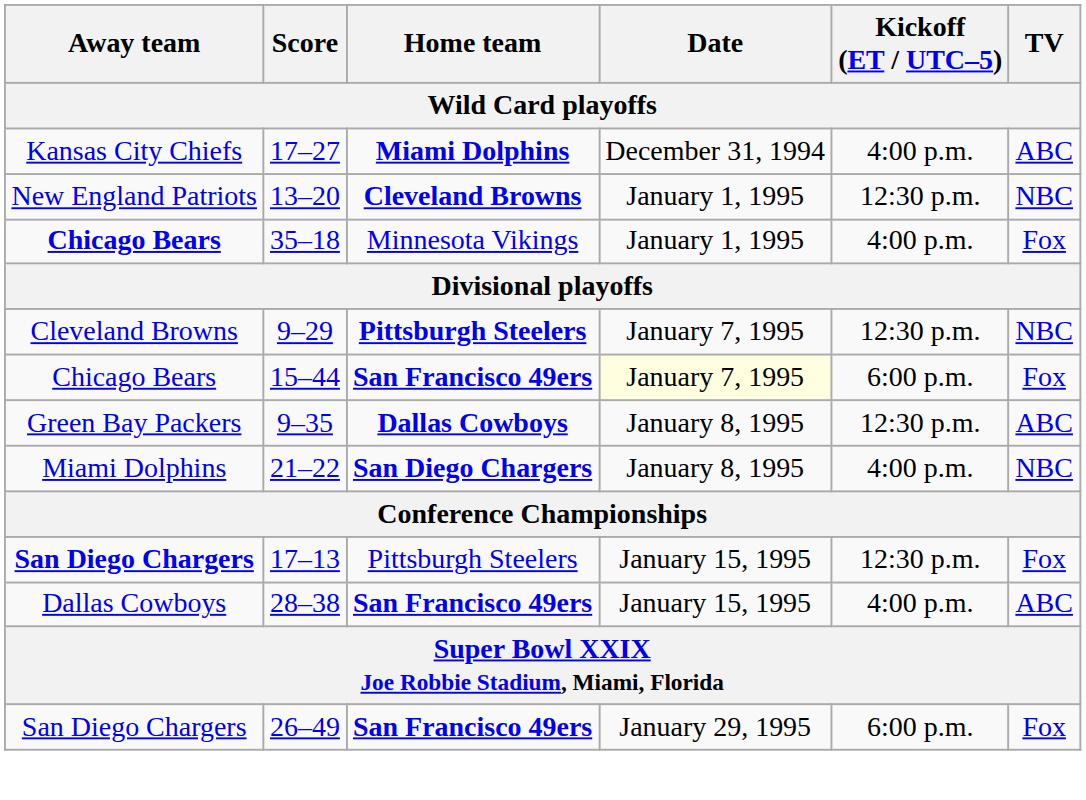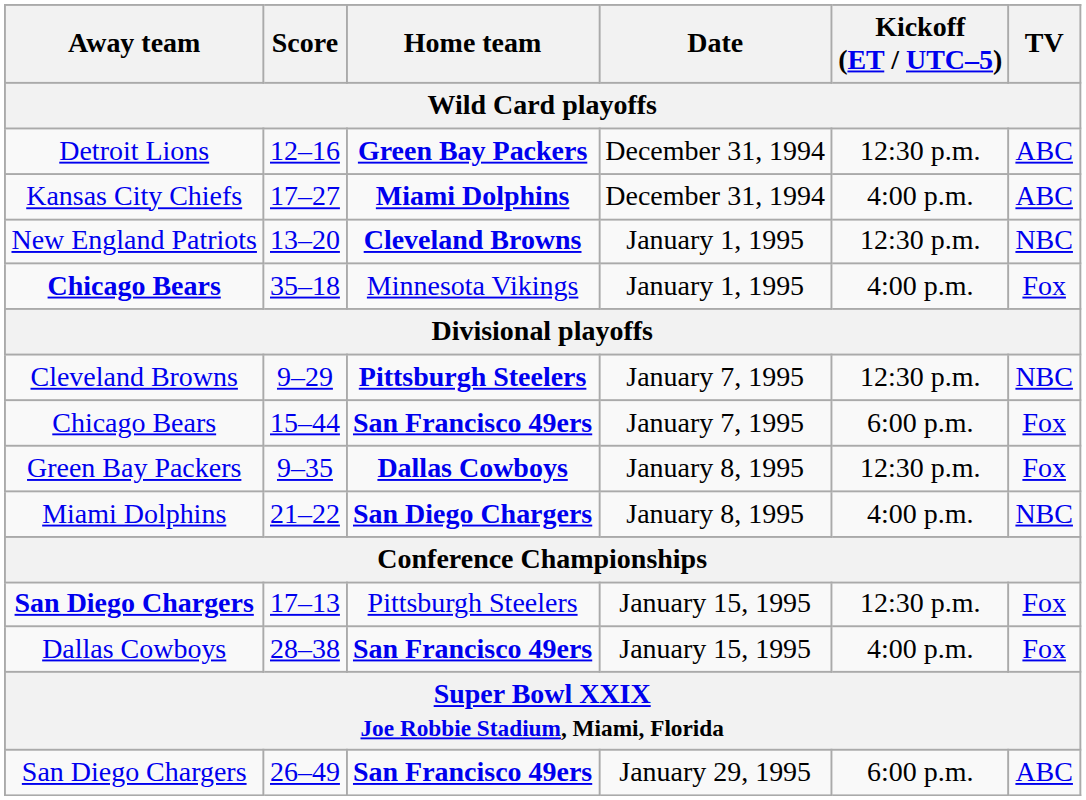+ row: (305, 149)
(715, 376) lightyellow background -> (715, 422) no background
(1044, 422) ABC -> (1044, 467) Fox
(1044, 603) ABC -> (1044, 648) Fox
(1044, 726) Fox -> (1044, 771) ABC
